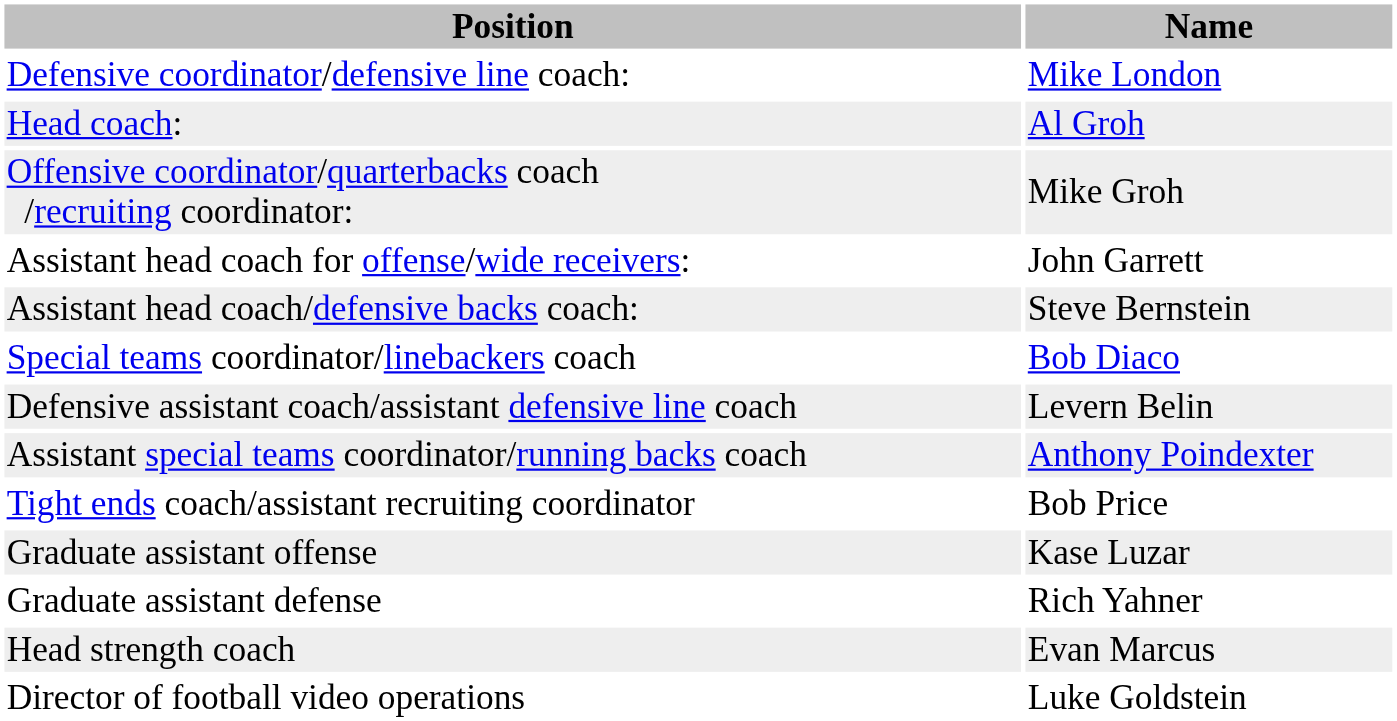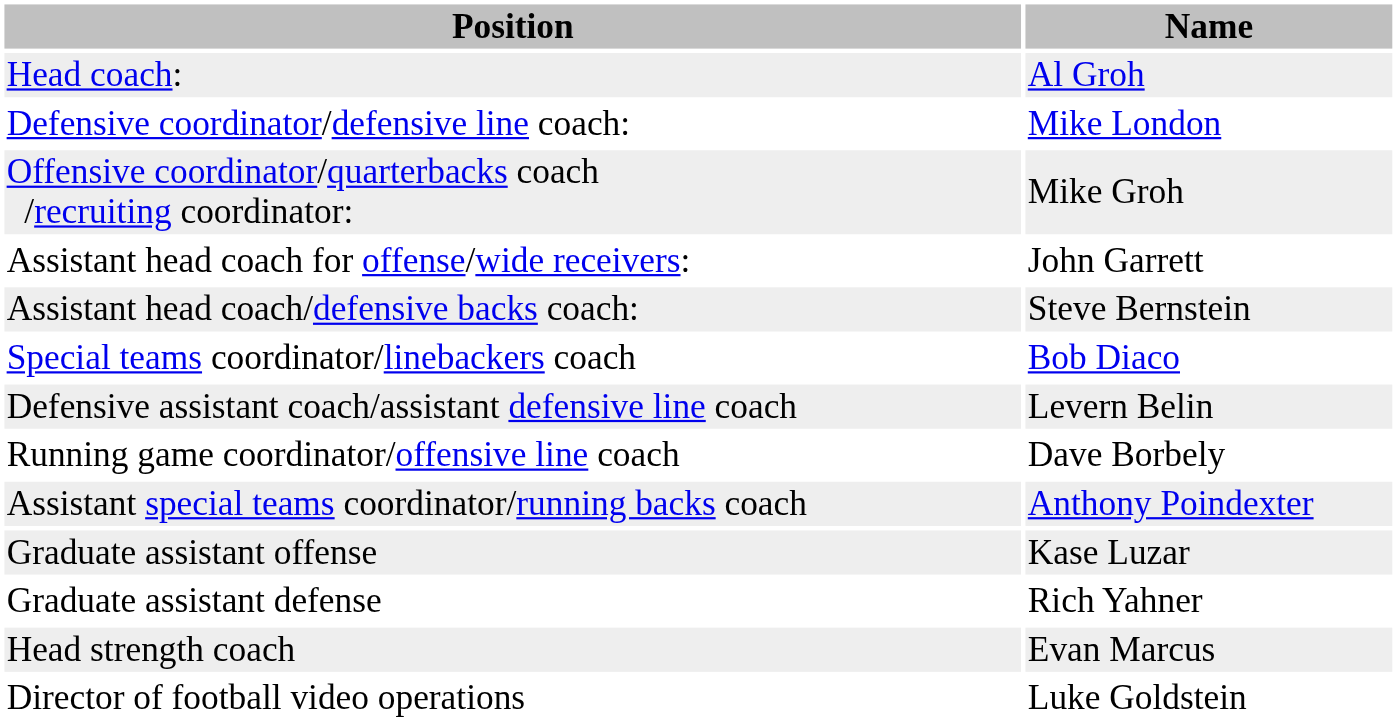rows swapped: (94, 123) <-> (318, 74)
+ row: (343, 454)
- row: (351, 503)
